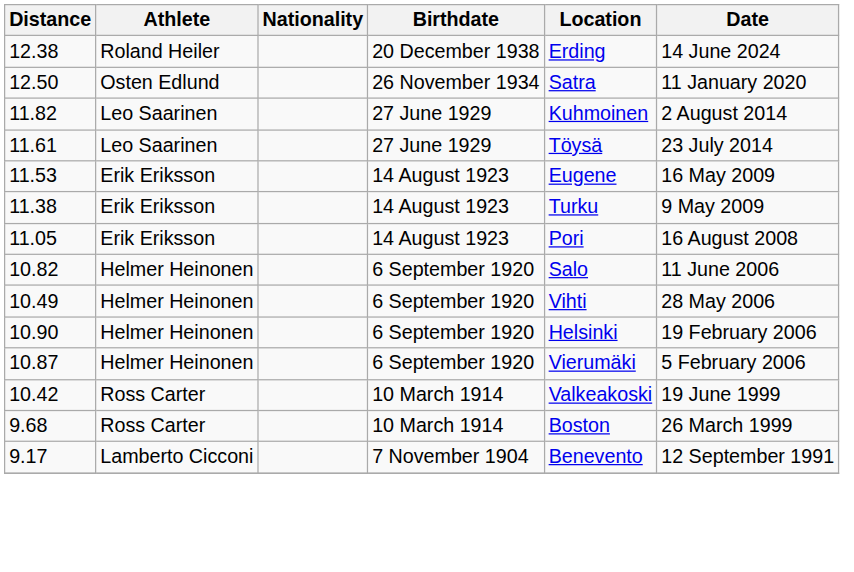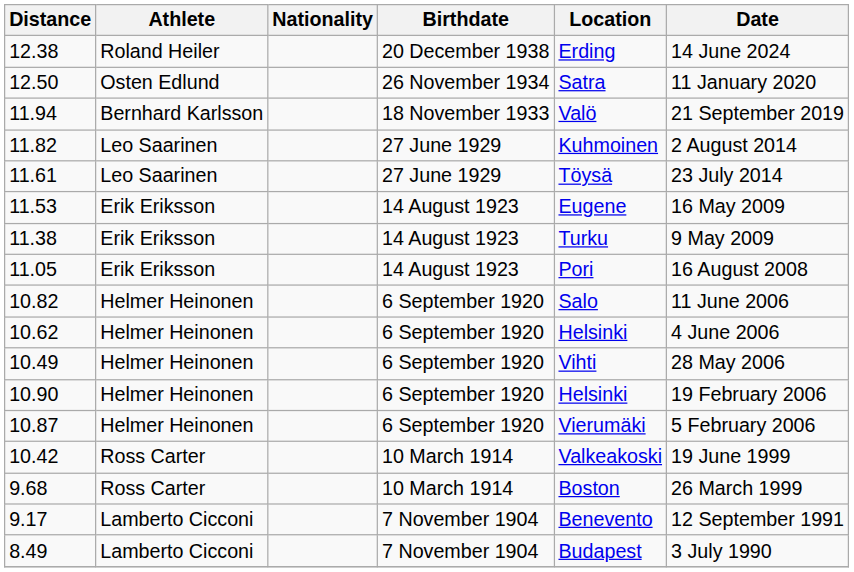+ row: (33, 113)
+ row: (34, 332)
+ row: (28, 550)
